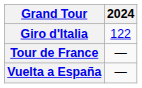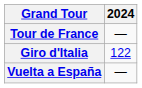rows swapped: (54, 33) <-> (54, 53)
